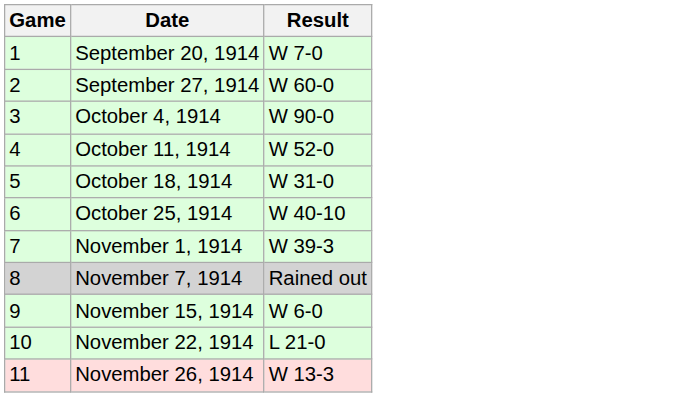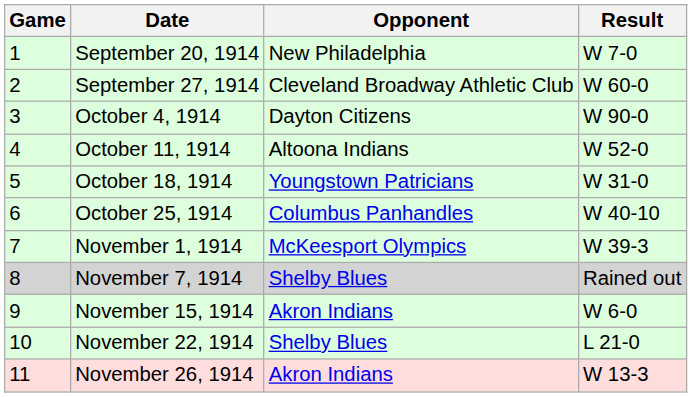+ column: (421, 20)
